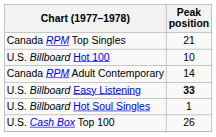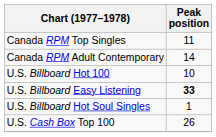(189, 40) 21 -> (189, 40) 11
rows swapped: (85, 73) <-> (58, 57)
